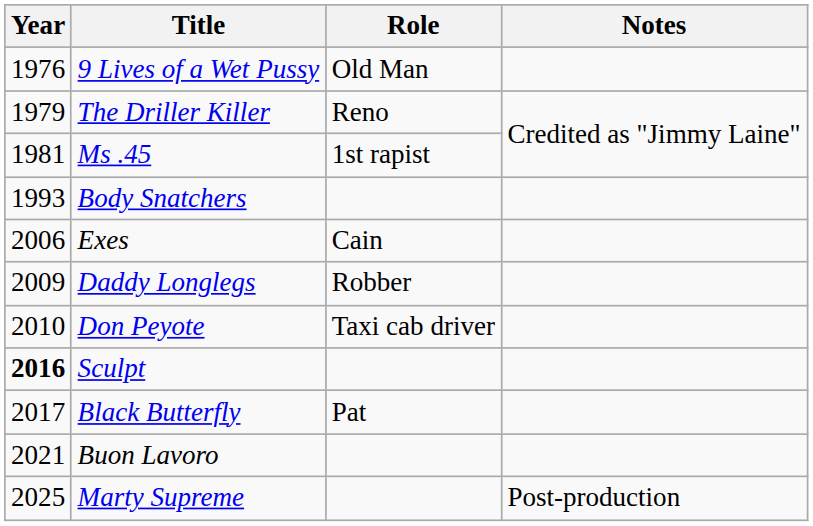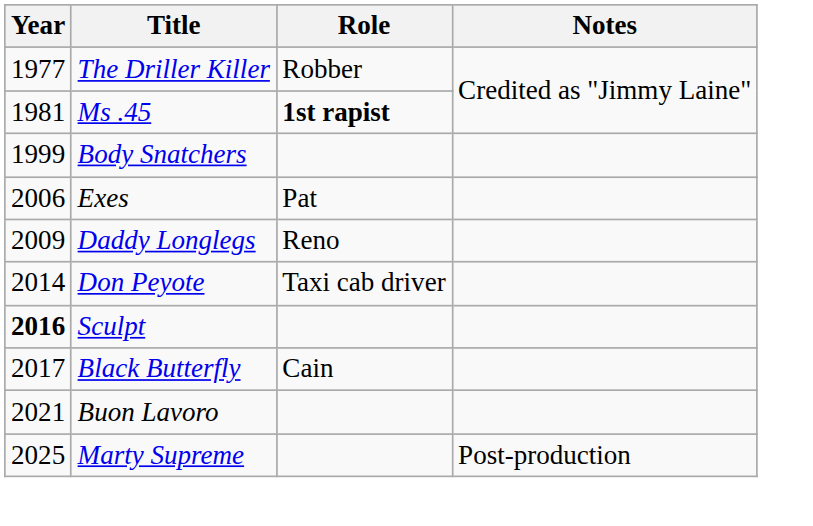- row: (198, 68)
(38, 111) 1979 -> (38, 68) 1977
(360, 111) Reno -> (322, 68) Robber
(381, 154) normal -> (336, 111) bold
(38, 197) 1993 -> (38, 154) 1999
(357, 240) Cain -> (300, 197) Pat
(371, 283) Robber -> (311, 240) Reno
(38, 326) 2010 -> (38, 283) 2014
(349, 411) Pat -> (308, 369) Cain
